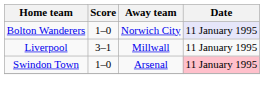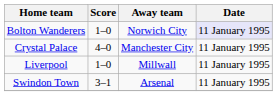+ row: (46, 47)
(103, 47) 3–1 -> (103, 64) 1–0
(103, 64) 1–0 -> (103, 82) 3–1
(221, 64) pink background -> (234, 82) no background
